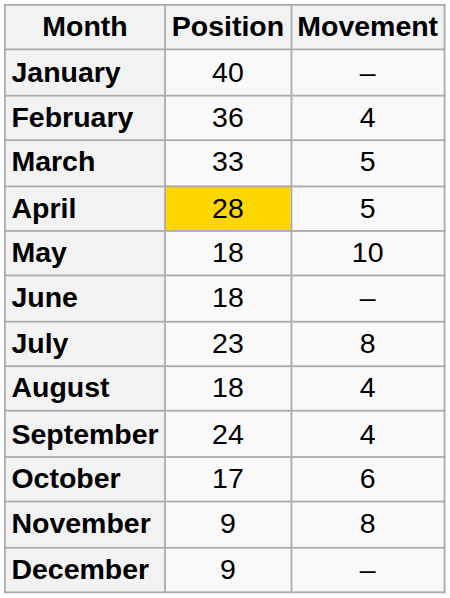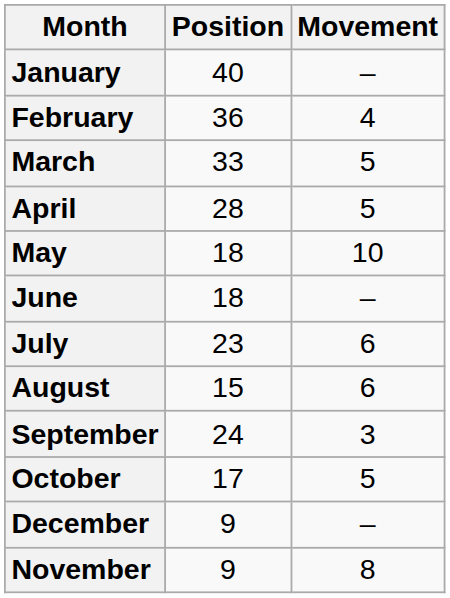(228, 207) gold background -> (228, 207) no background
(368, 343) 8 -> (368, 343) 6
(228, 388) 18 -> (228, 388) 15
(368, 388) 4 -> (368, 388) 6
(368, 433) 4 -> (368, 433) 3
(368, 478) 6 -> (368, 478) 5
rows swapped: (81, 523) <-> (80, 569)
